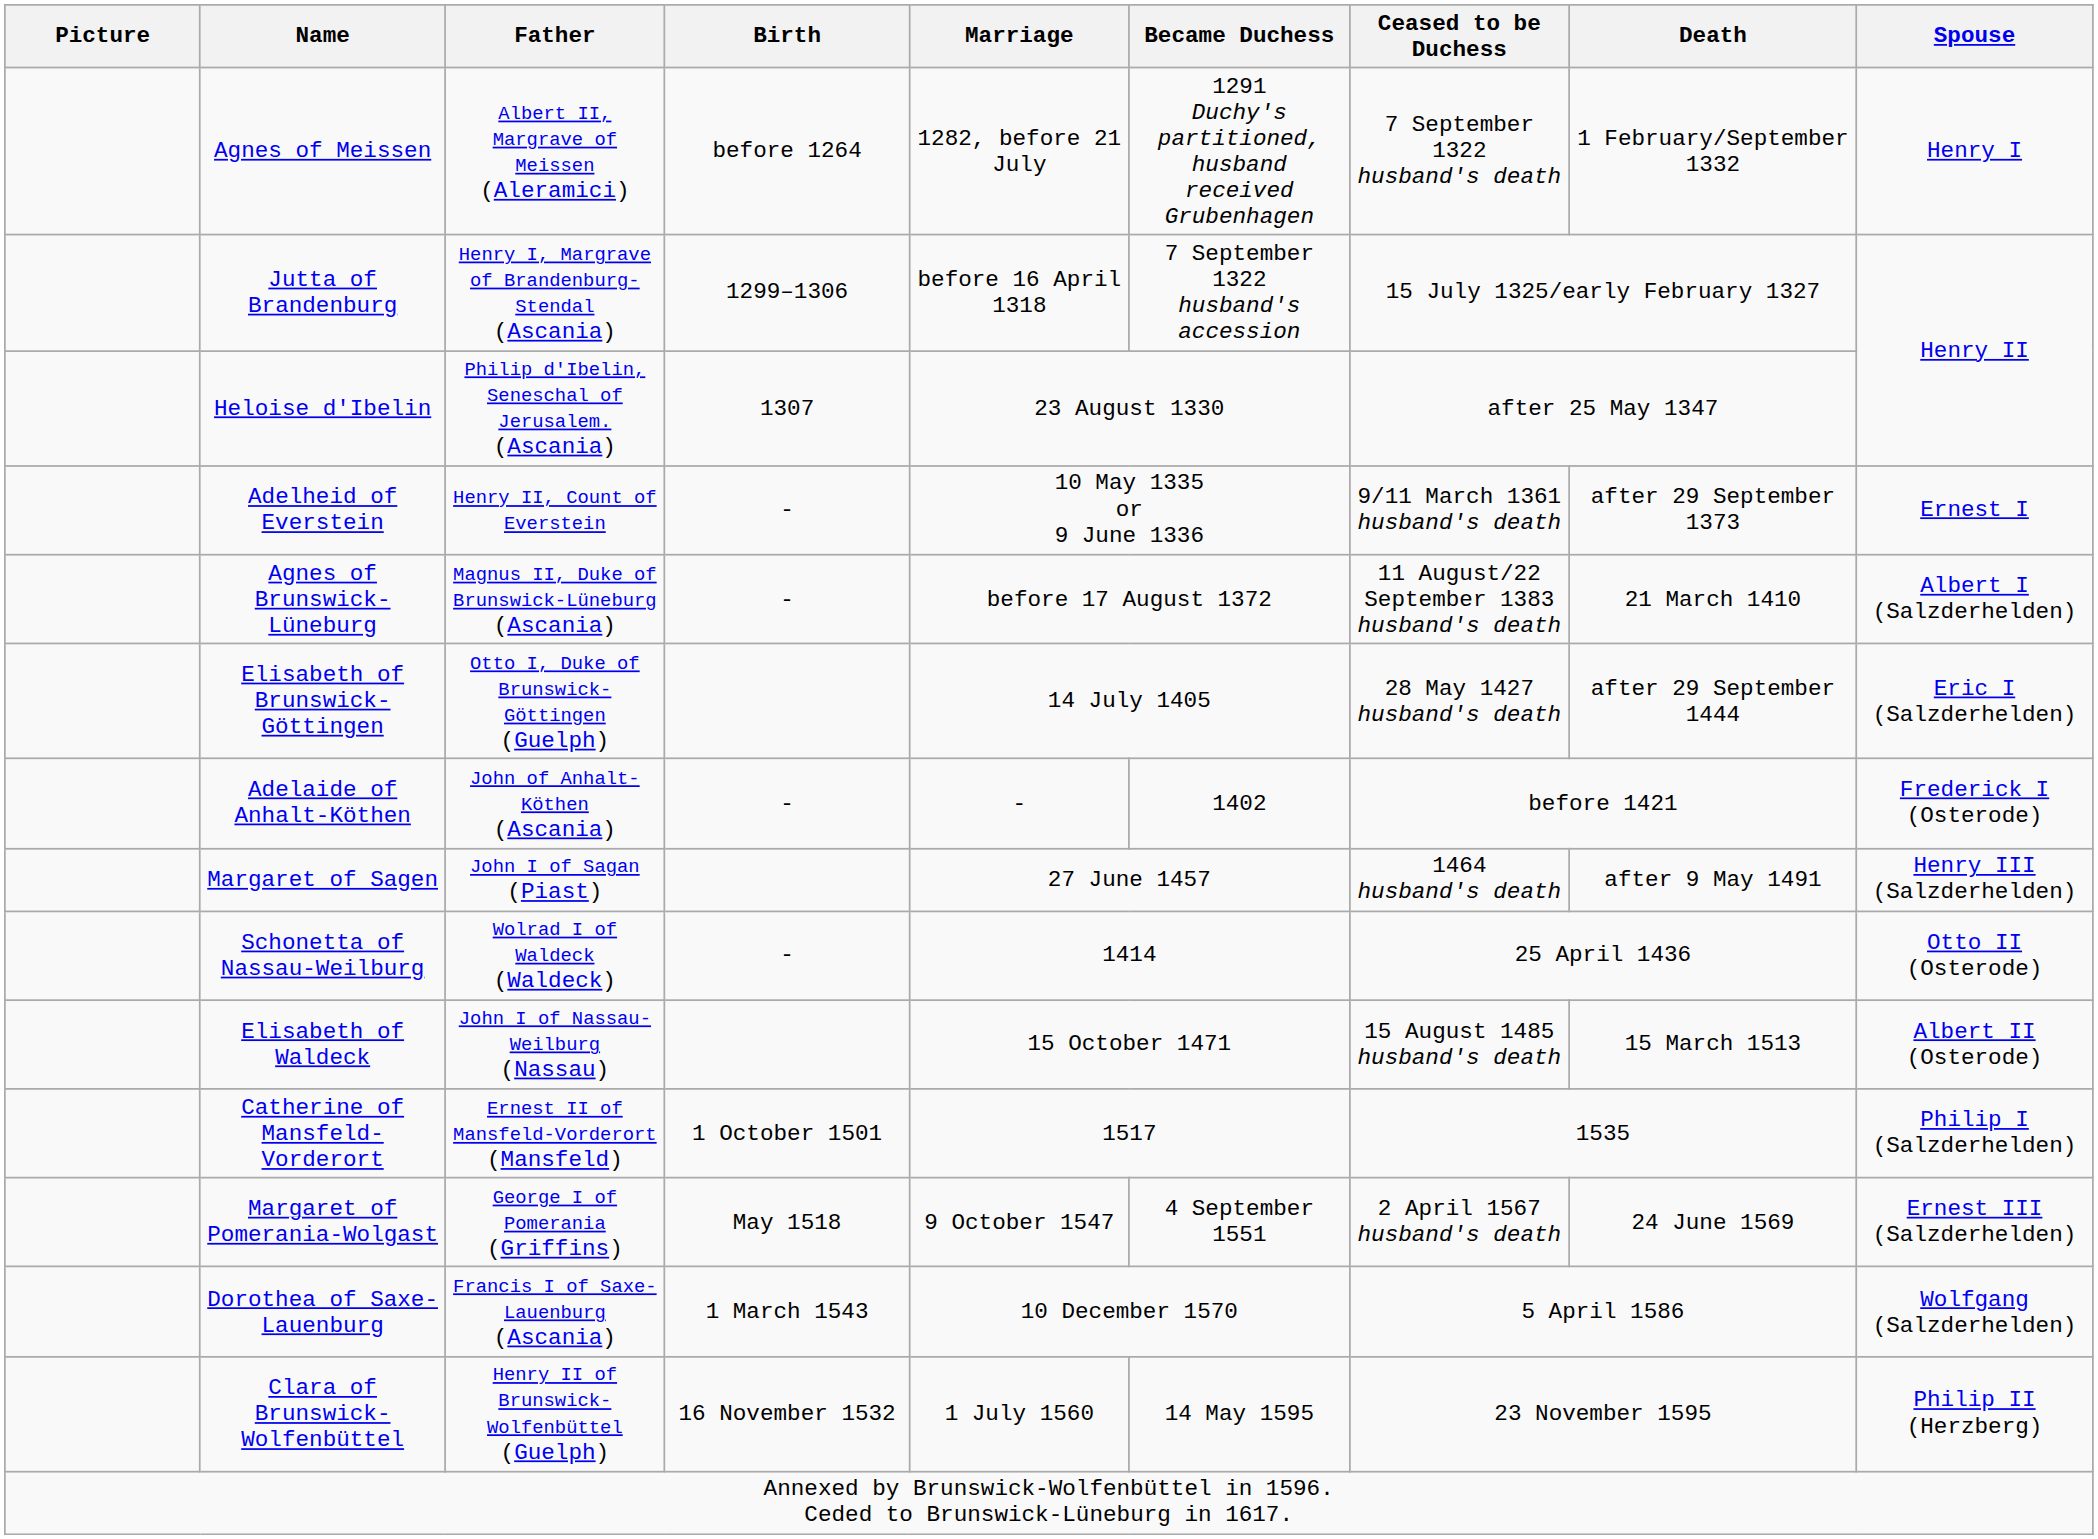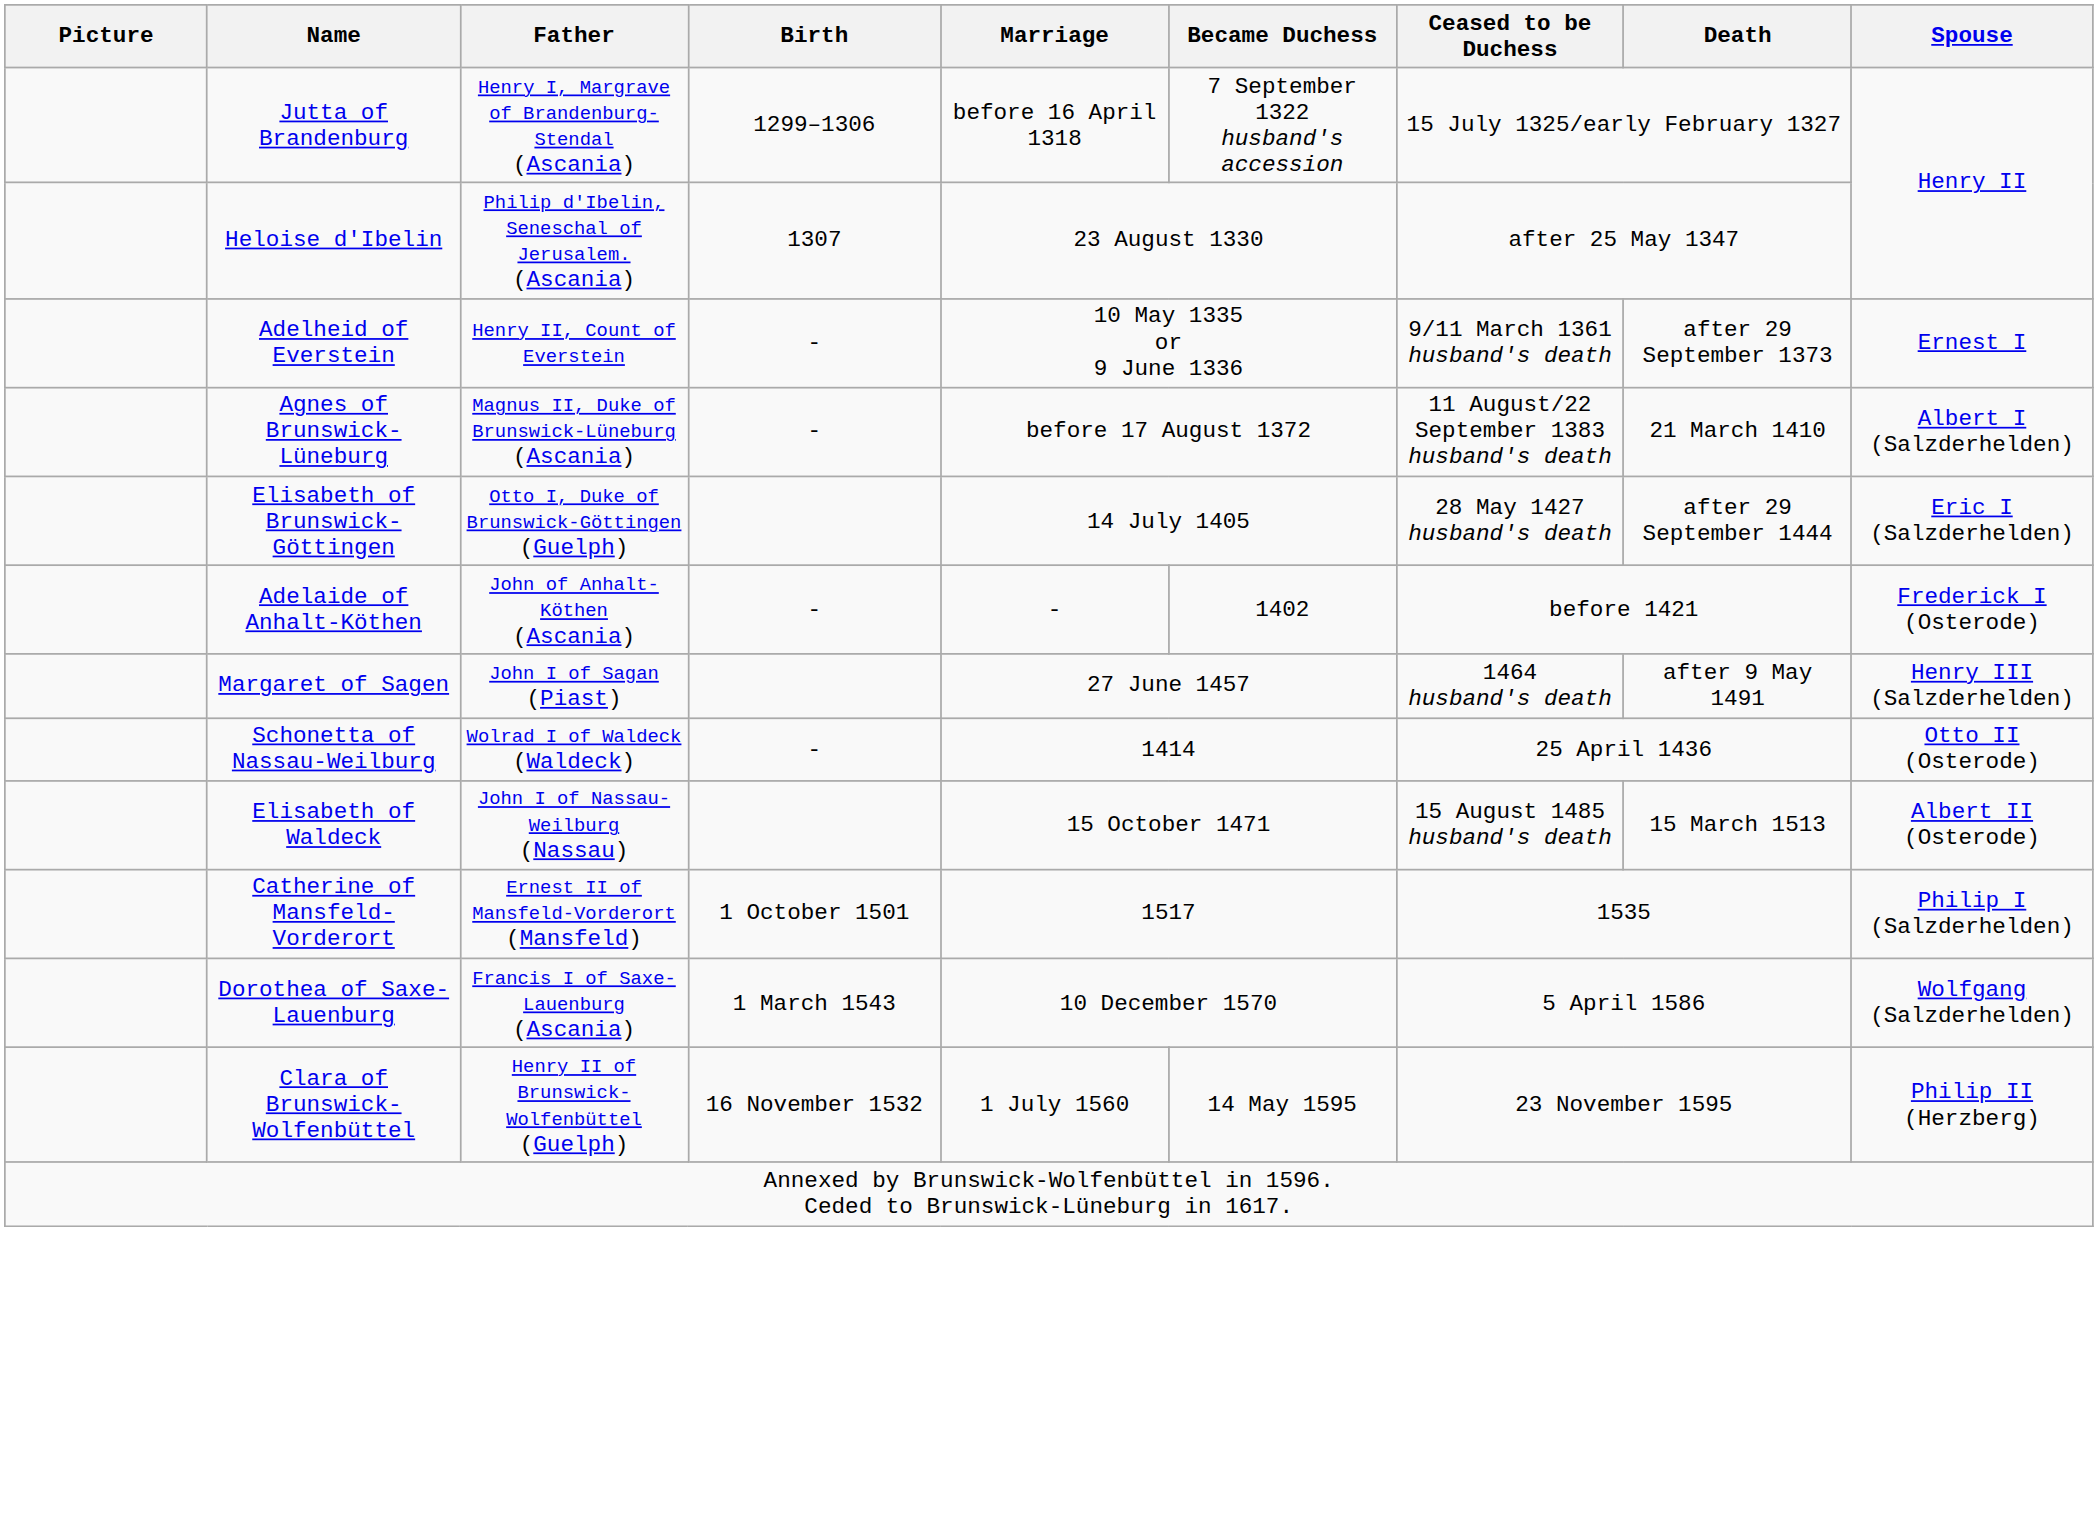- row: (323, 152)
- row: (323, 1223)
